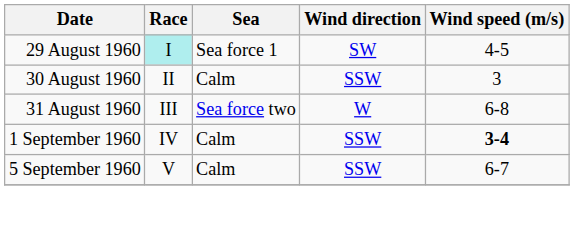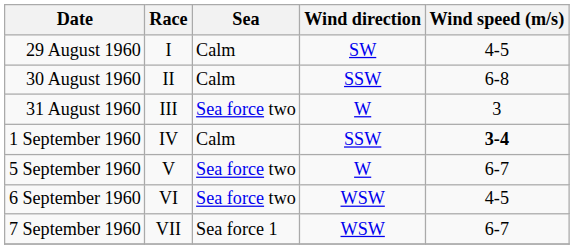(168, 49) paleturquoise background -> (168, 49) no background
(237, 49) Sea force 1 -> (216, 49) Calm
(497, 79) 3 -> (497, 79) 6-8
(497, 109) 6-8 -> (497, 109) 3
(216, 169) Calm -> (246, 169) Sea force two
(363, 169) SSW -> (363, 169) W
+ row: (75, 199)
+ row: (75, 229)
